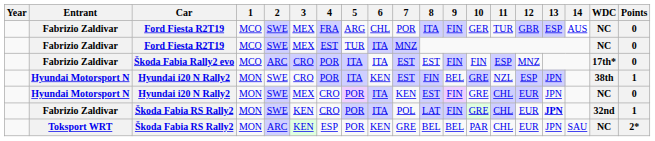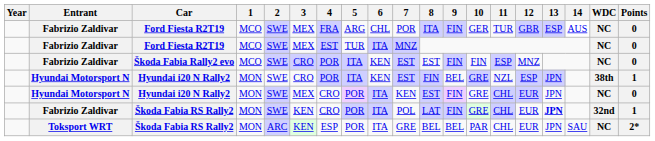(277, 61) ARC -> (277, 61) SWE
(380, 61) ITA -> (380, 61) KEN
(604, 61) 17th* -> (604, 61) NC
(380, 126) KEN -> (380, 126) ITA
